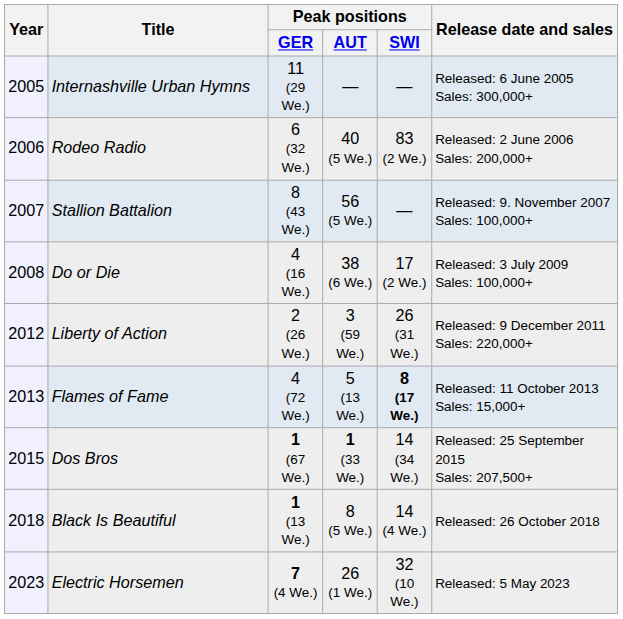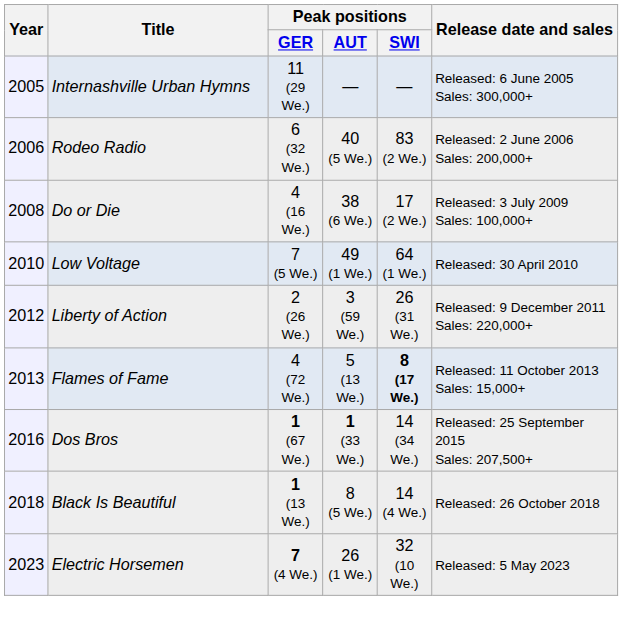- row: (112, 210)
+ row: (96, 263)
(26, 458) 2015 -> (26, 440) 2016
